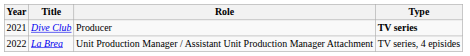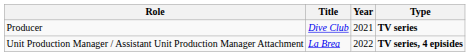columns swapped: (17, 12) <-> (225, 12)
(419, 43) normal -> (420, 43) bold
